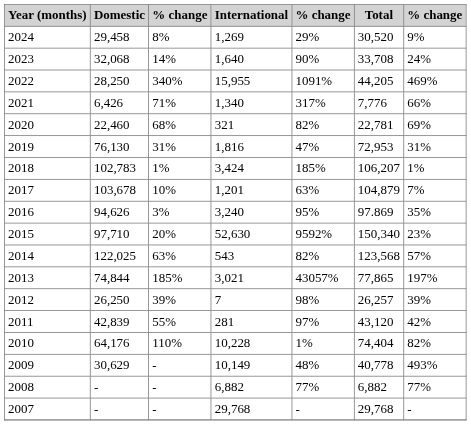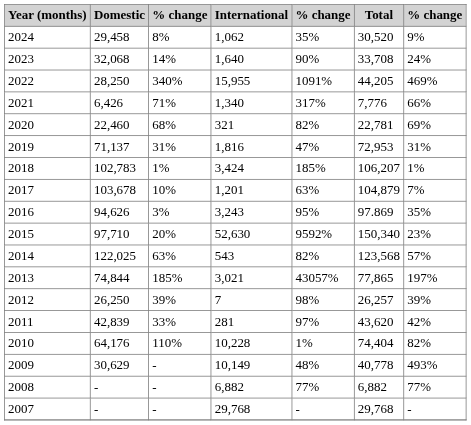(229, 37) 1,269 -> (229, 37) 1,062
(307, 37) 29% -> (307, 37) 35%
(112, 146) 76,130 -> (112, 146) 71,137
(229, 212) 3,240 -> (229, 212) 3,243
(164, 321) 55% -> (164, 321) 33%
(376, 321) 43,120 -> (376, 321) 43,620
